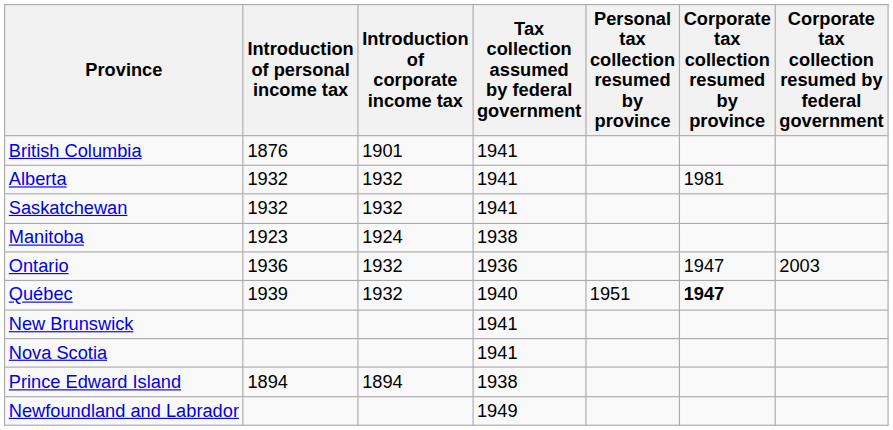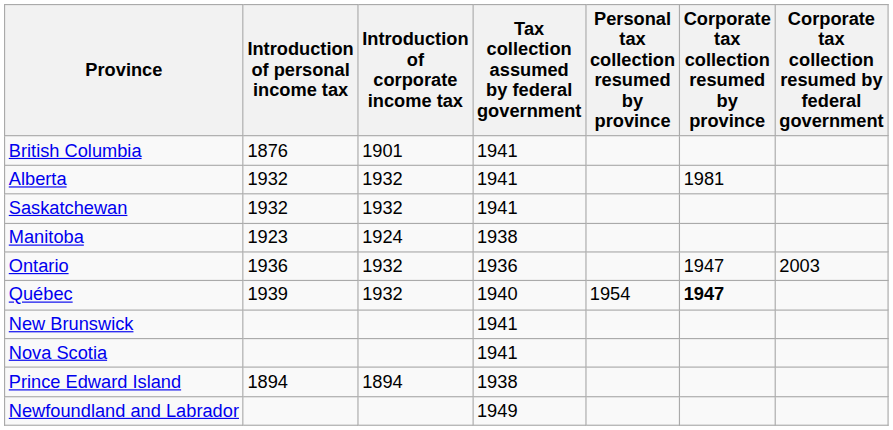(610, 295) 1951 -> (610, 295) 1954
